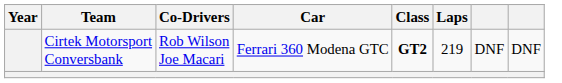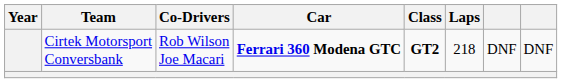(313, 50) normal -> (319, 50) bold
(452, 50) 219 -> (464, 50) 218
